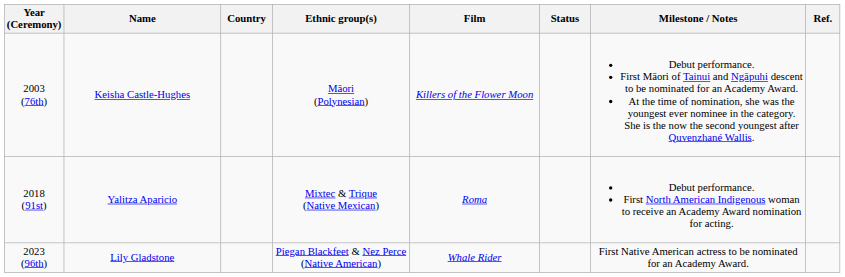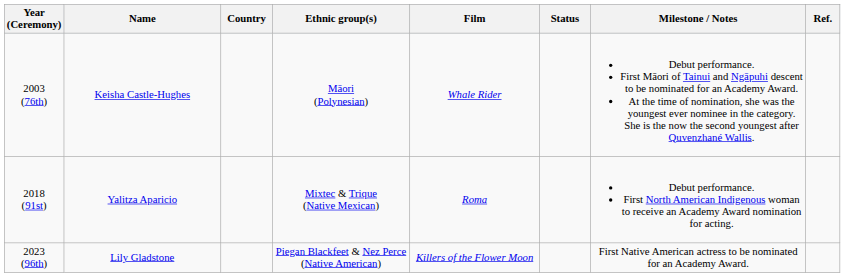(475, 94) Killers of the Flower Moon -> (475, 94) Whale Rider
(475, 257) Whale Rider -> (475, 257) Killers of the Flower Moon
